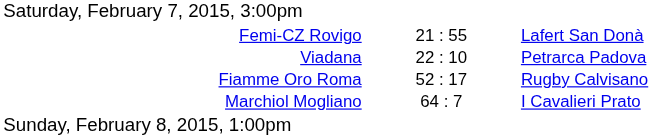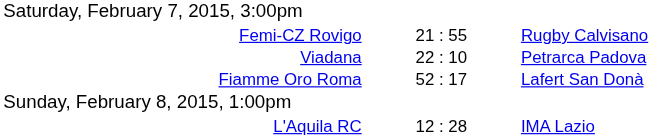(582, 35) Lafert San Donà -> (585, 35) Rugby Calvisano
(585, 79) Rugby Calvisano -> (582, 79) Lafert San Donà
- row: (293, 101)
+ row: (317, 126)
